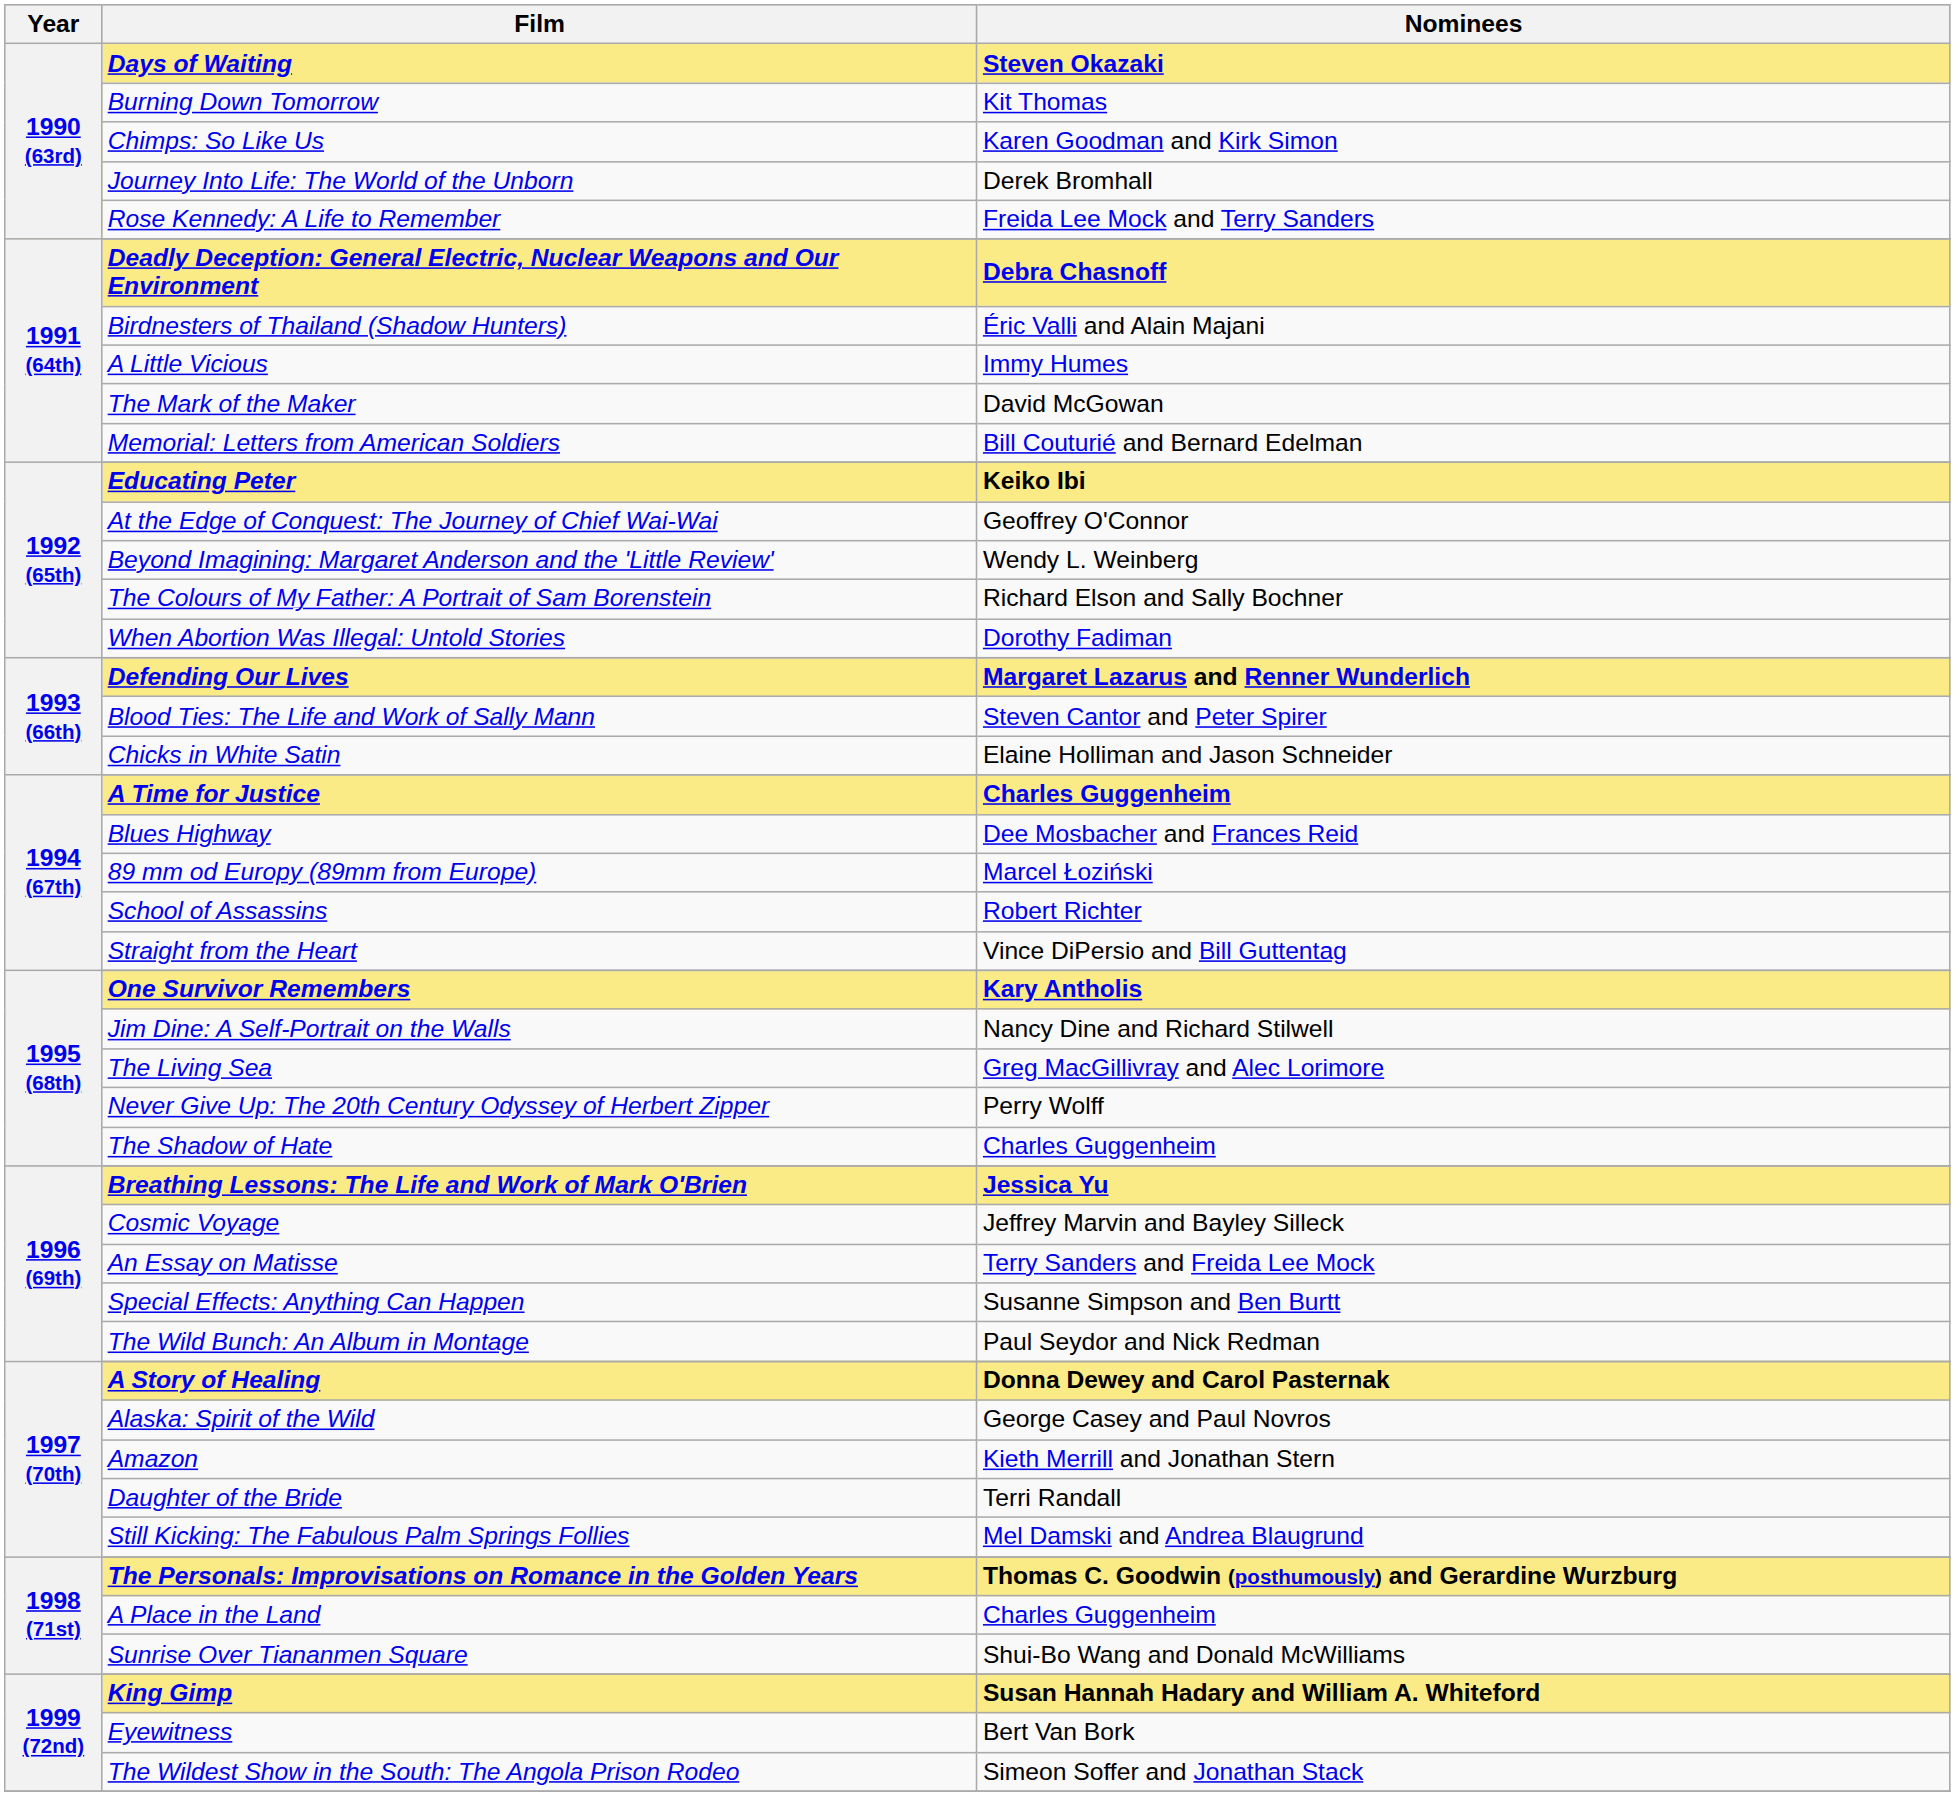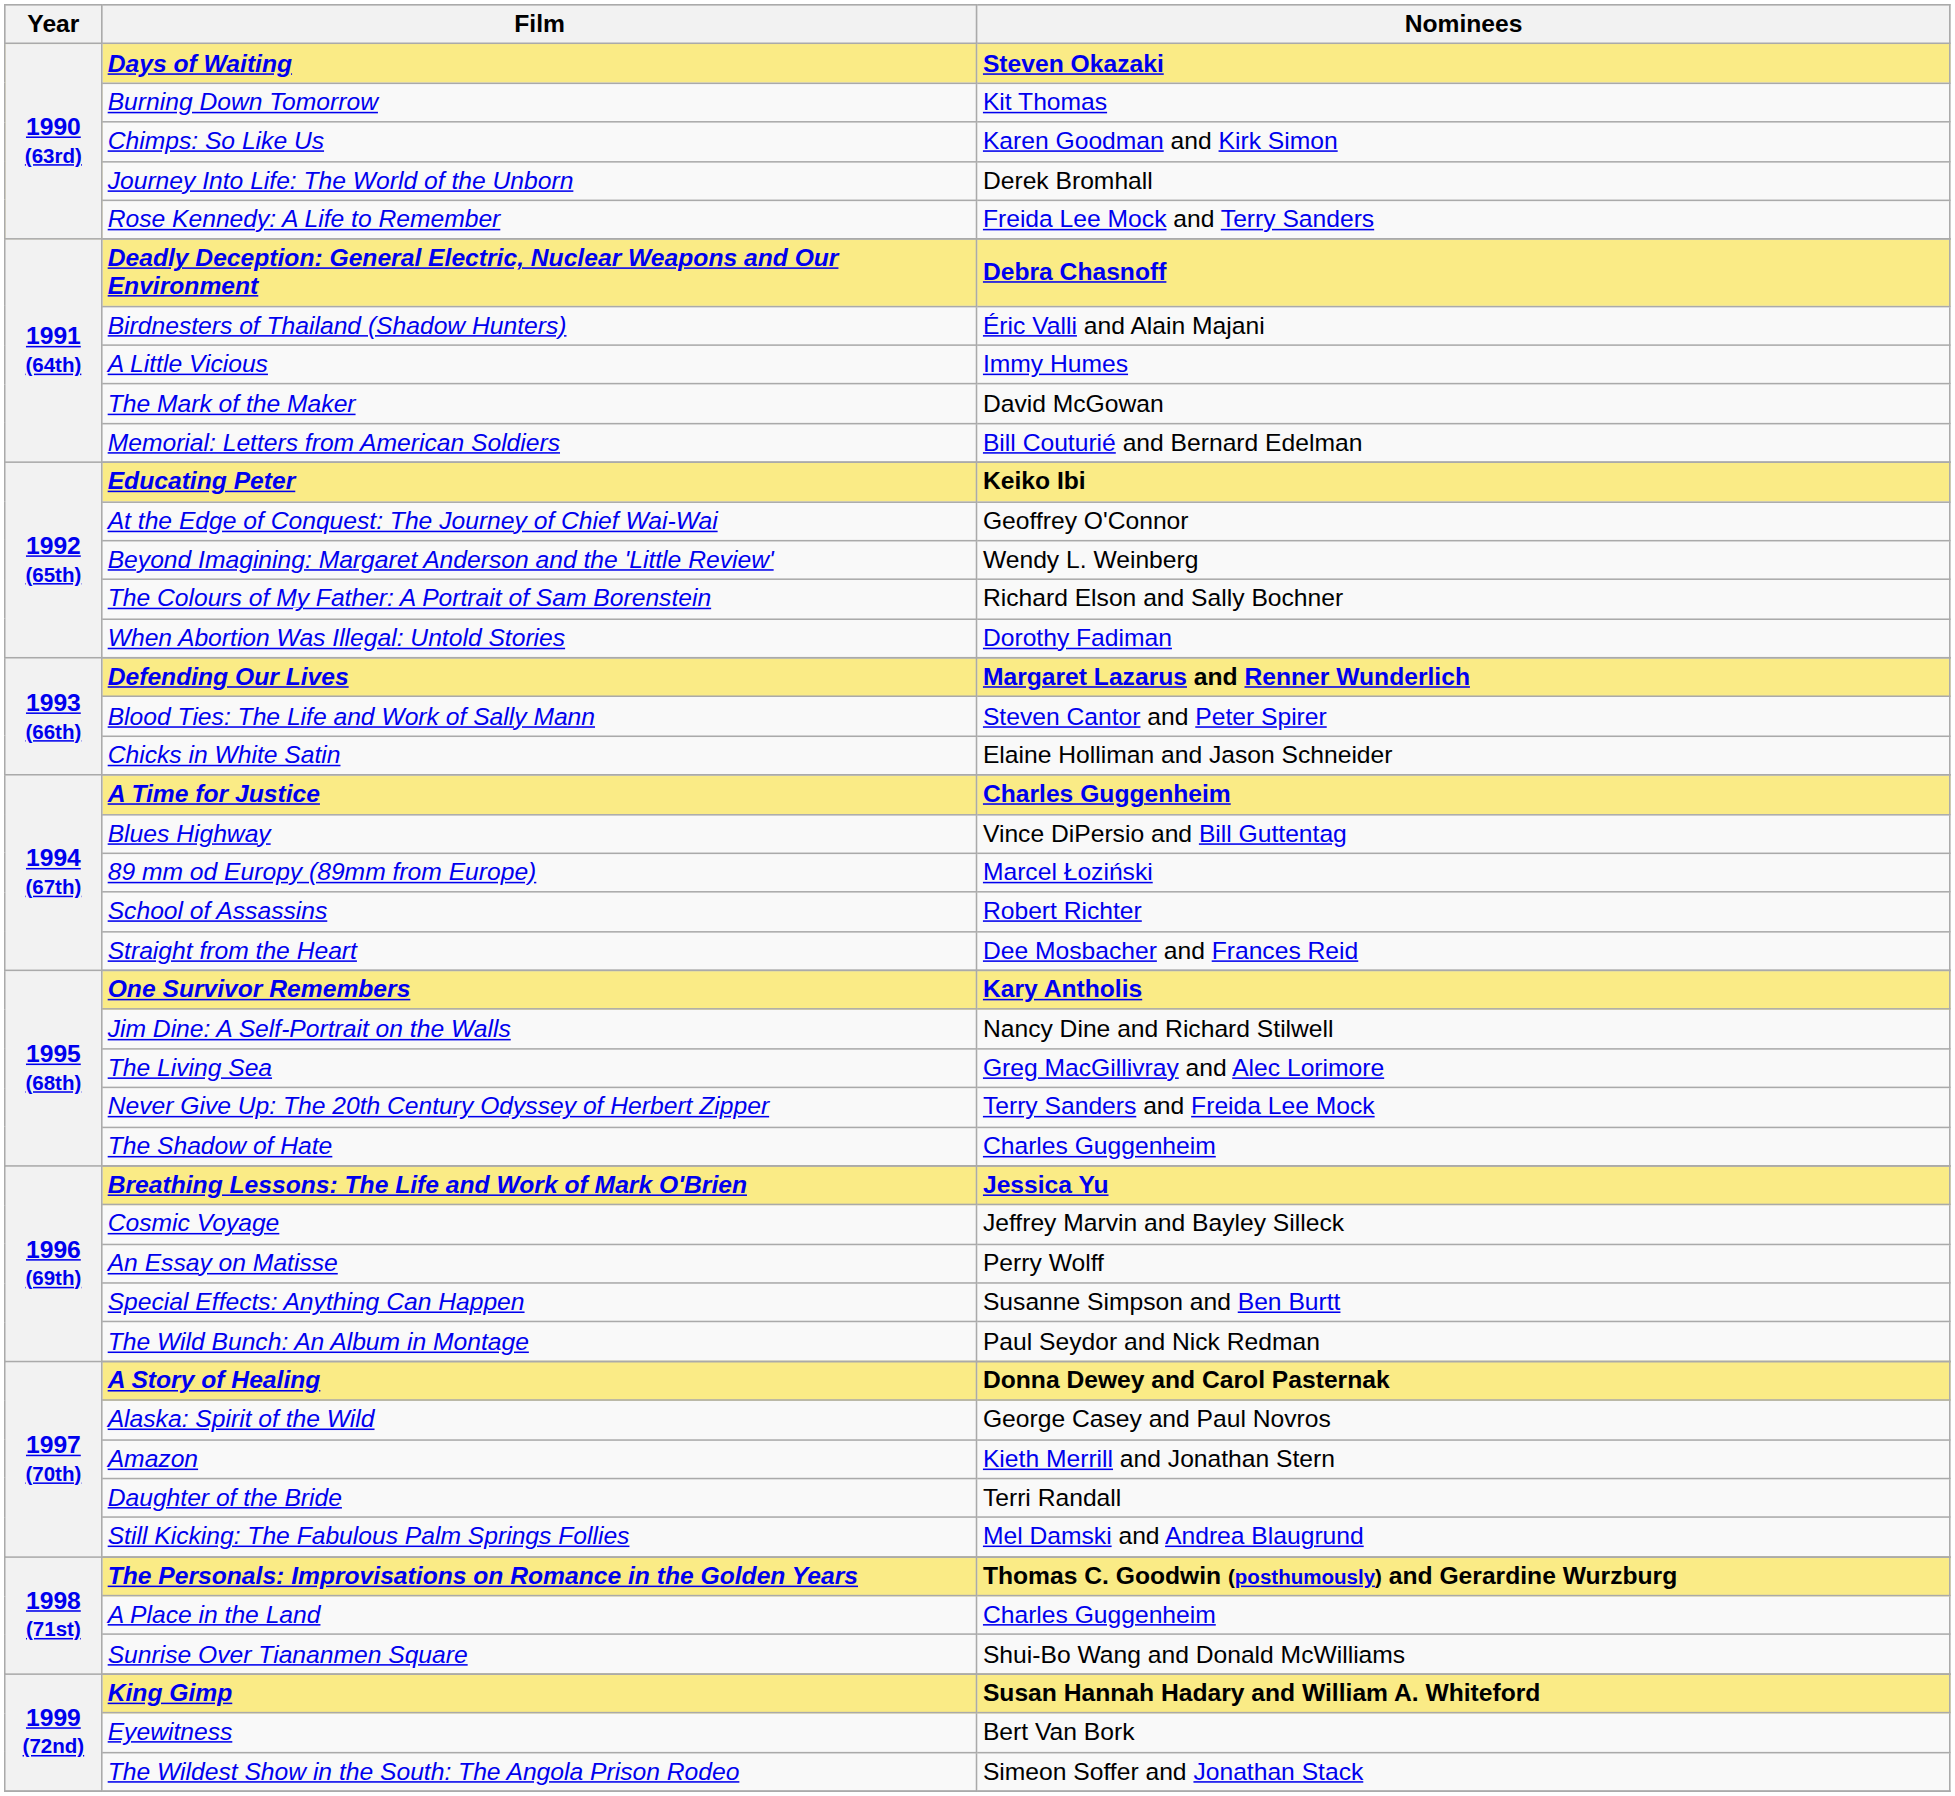(1171, 833) Dee Mosbacher and Frances Reid -> (1165, 833) Vince DiPersio and Bill Guttentag
(1165, 950) Vince DiPersio and Bill Guttentag -> (1171, 950) Dee Mosbacher and Frances Reid
(1043, 1106) Perry Wolff -> (1179, 1106) Terry Sanders and Freida Lee Mock
(1179, 1263) Terry Sanders and Freida Lee Mock -> (1043, 1263) Perry Wolff
